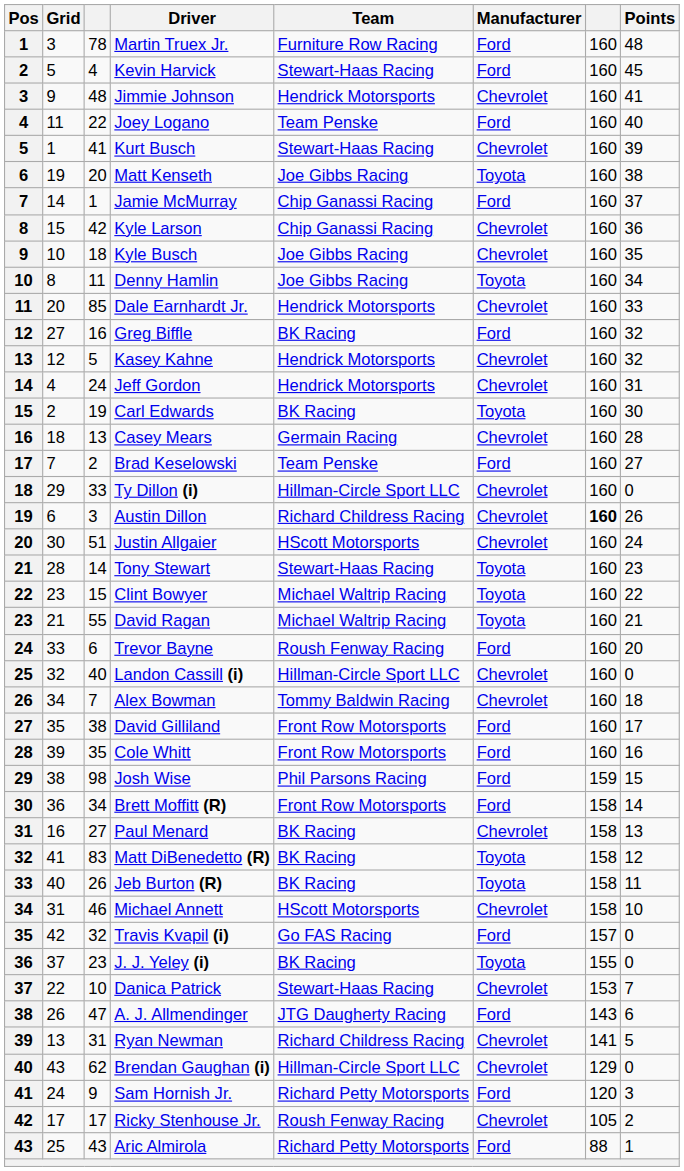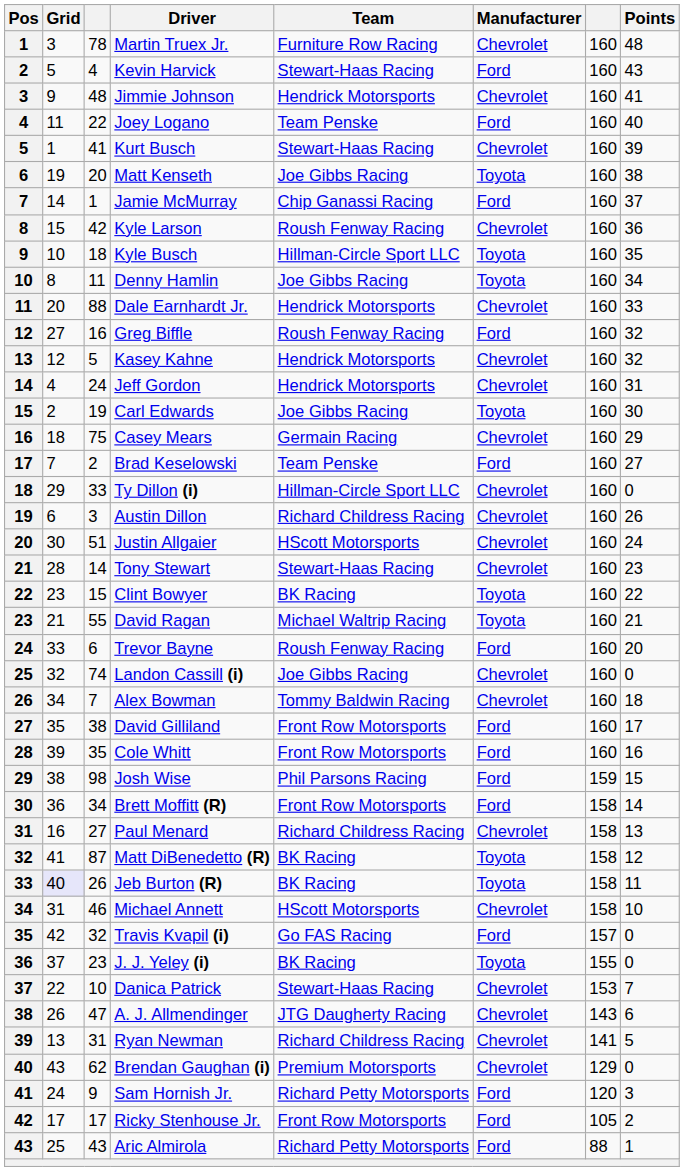(494, 44) Ford -> (512, 44) Chevrolet
(634, 70) 45 -> (634, 70) 43
(355, 228) Chip Ganassi Racing -> (361, 228) Roush Fenway Racing
(343, 254) Joe Gibbs Racing -> (369, 254) Hillman-Circle Sport LLC
(512, 254) Chevrolet -> (501, 254) Toyota
(97, 306) 85 -> (97, 306) 88
(317, 333) BK Racing -> (361, 333) Roush Fenway Racing
(317, 411) BK Racing -> (343, 411) Joe Gibbs Racing
(97, 437) 13 -> (97, 437) 75
(634, 437) 28 -> (634, 437) 29
(603, 516) bold -> (603, 516) normal
(501, 569) Toyota -> (512, 569) Chevrolet
(362, 595) Michael Waltrip Racing -> (317, 595) BK Racing
(97, 674) 40 -> (97, 674) 74
(369, 674) Hillman-Circle Sport LLC -> (343, 674) Joe Gibbs Racing
(317, 831) BK Racing -> (371, 831) Richard Childress Racing
(97, 857) 83 -> (97, 857) 87
(56, 883) no background -> (56, 883) lavender background
(494, 1015) Ford -> (512, 1015) Chevrolet
(369, 1067) Hillman-Circle Sport LLC -> (357, 1067) Premium Motorsports
(361, 1119) Roush Fenway Racing -> (362, 1119) Front Row Motorsports
(512, 1119) Chevrolet -> (494, 1119) Ford
